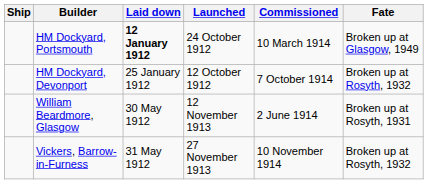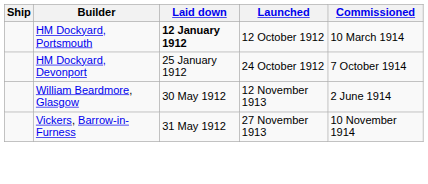- column: (383, 13)
(214, 43) 24 October 1912 -> (283, 36) 12 October 1912
(214, 79) 12 October 1912 -> (283, 66) 24 October 1912
